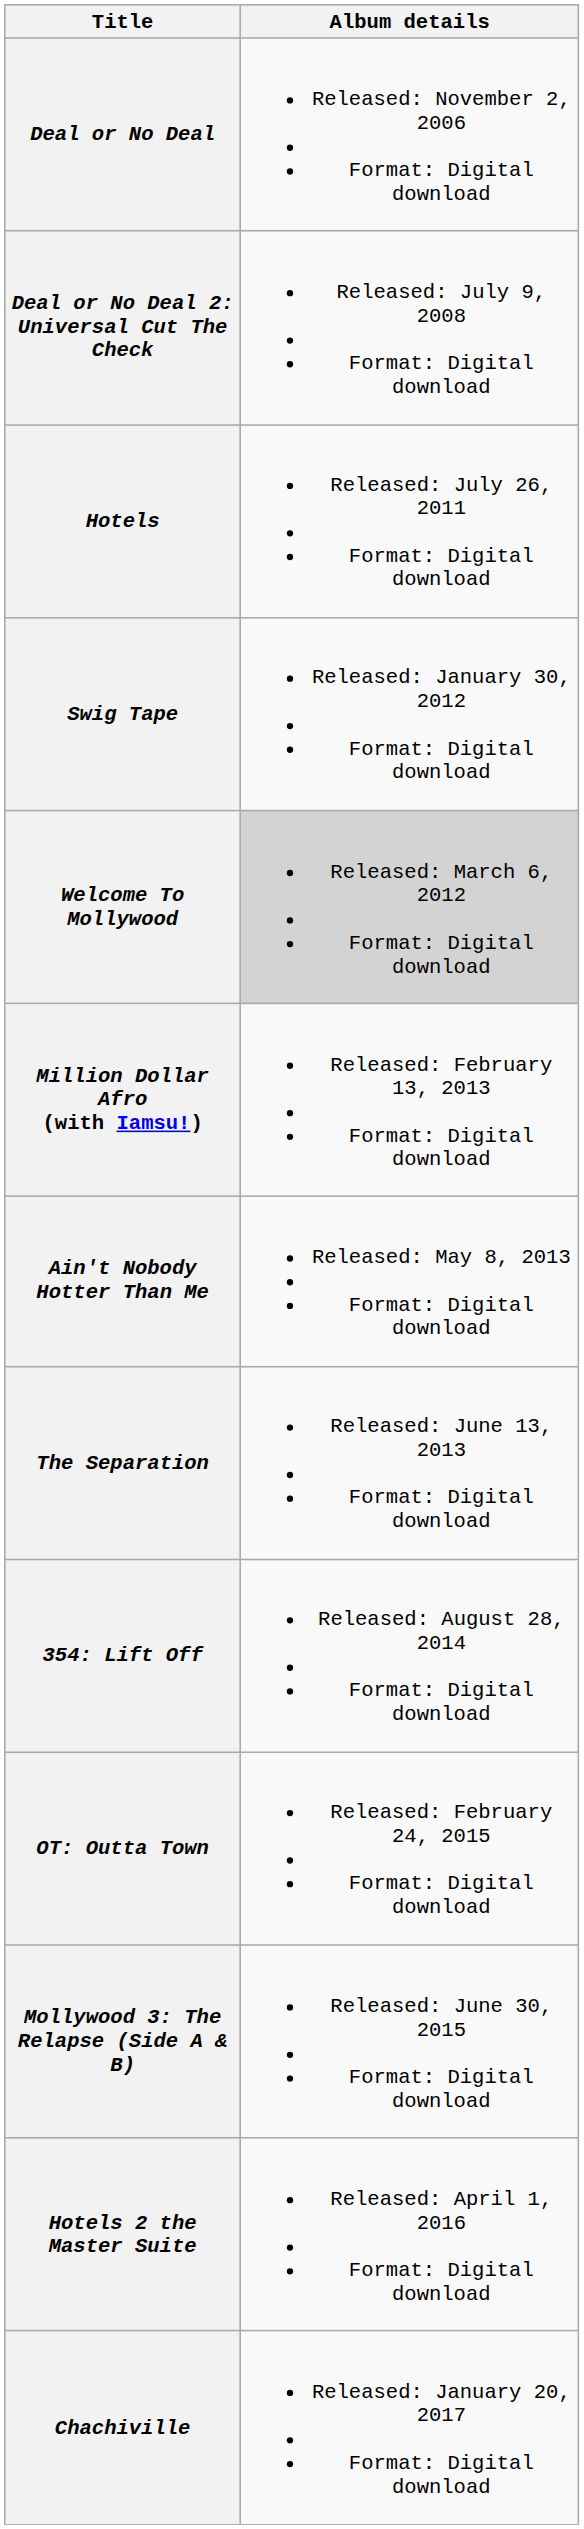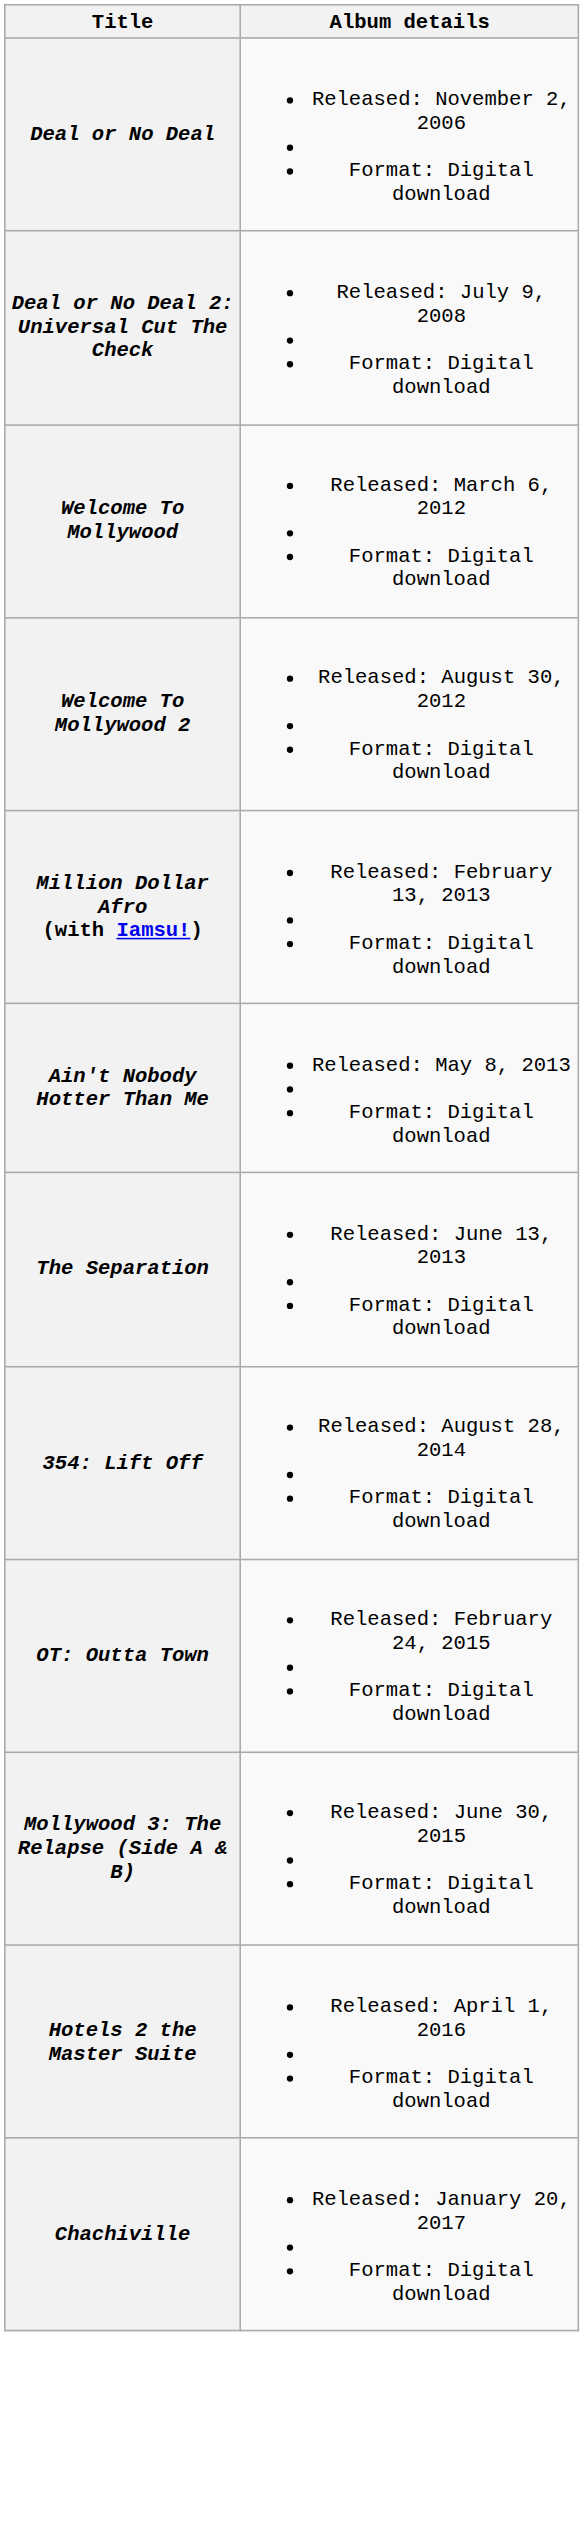- row: (123, 521)
- row: (123, 714)
(410, 919) lightgrey background -> (410, 533) no background
+ row: (123, 714)
